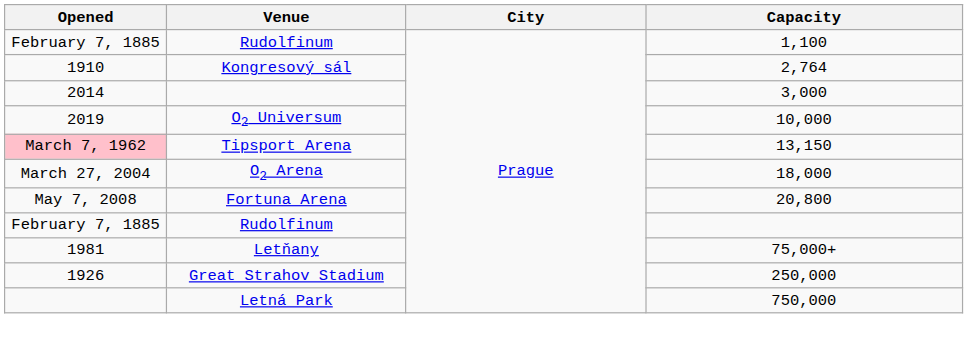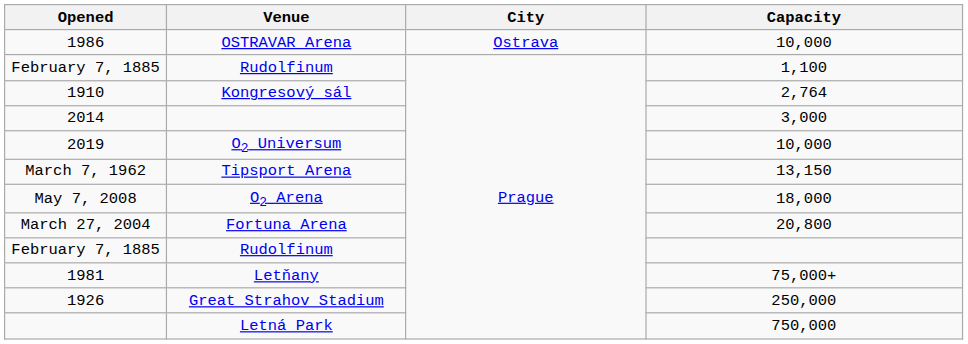+ row: (286, 42)
(86, 146) pink background -> (86, 172) no background
(86, 173) March 27, 2004 -> (86, 198) May 7, 2008
(86, 200) May 7, 2008 -> (86, 225) March 27, 2004
